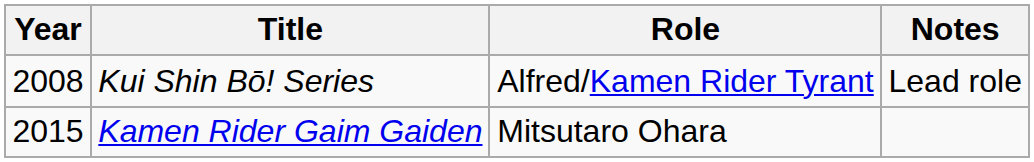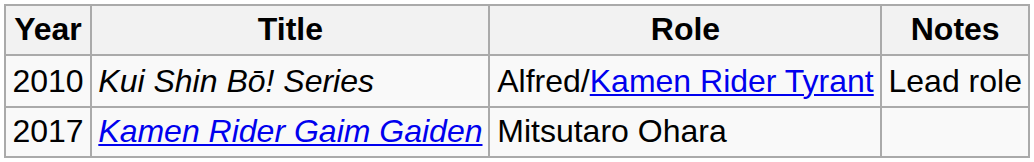(48, 80) 2008 -> (48, 80) 2010
(48, 131) 2015 -> (48, 131) 2017
